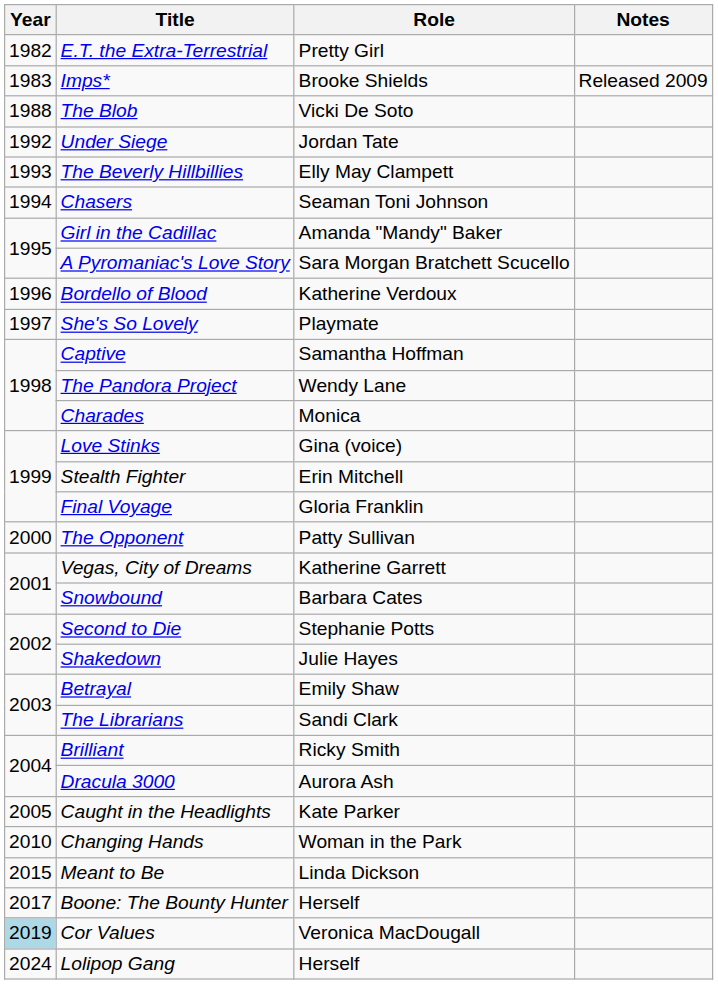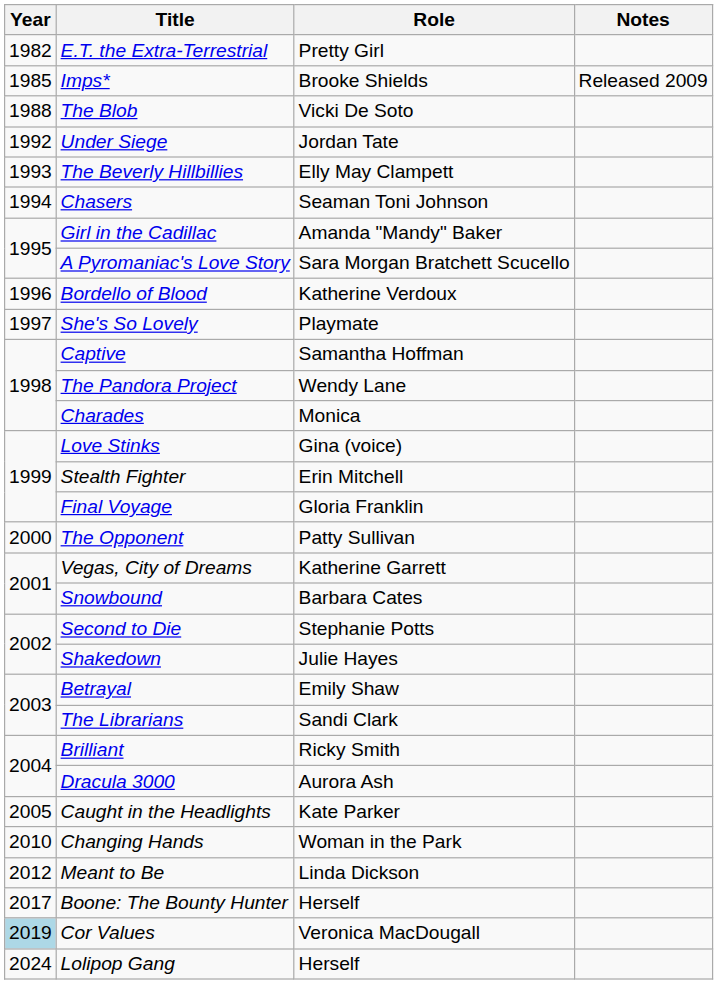(30, 80) 1983 -> (30, 80) 1985
(30, 872) 2015 -> (30, 872) 2012
